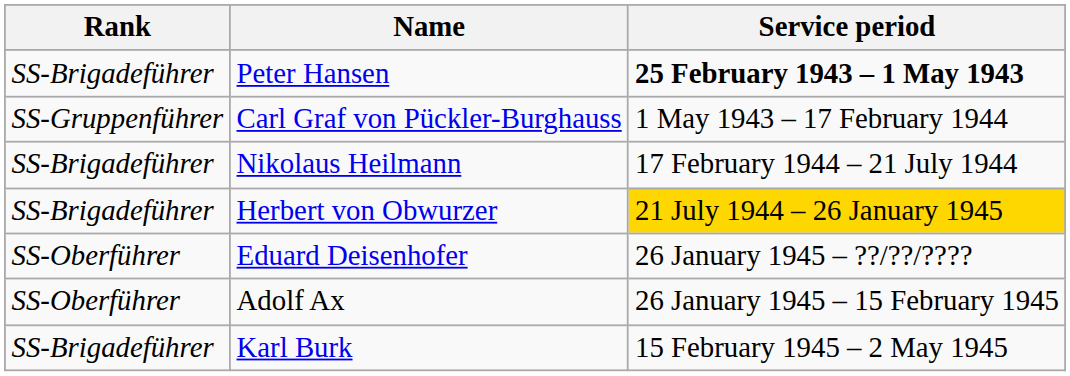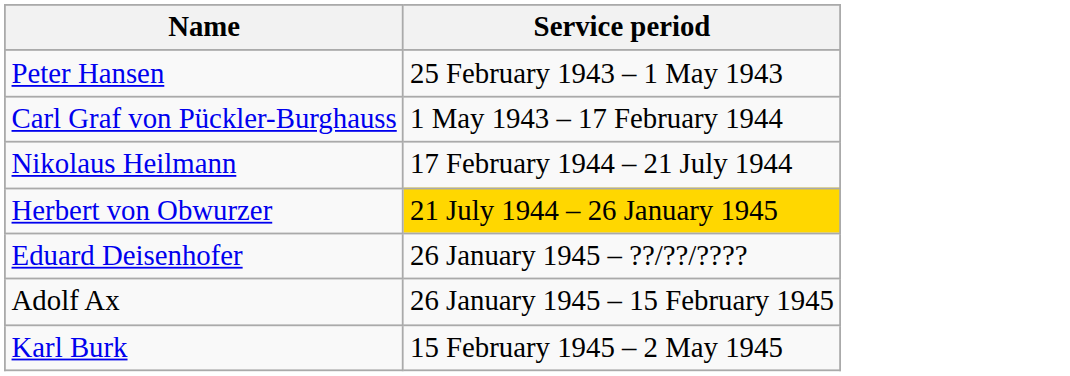- column: (117, 27)
(829, 73) bold -> (596, 73) normal
